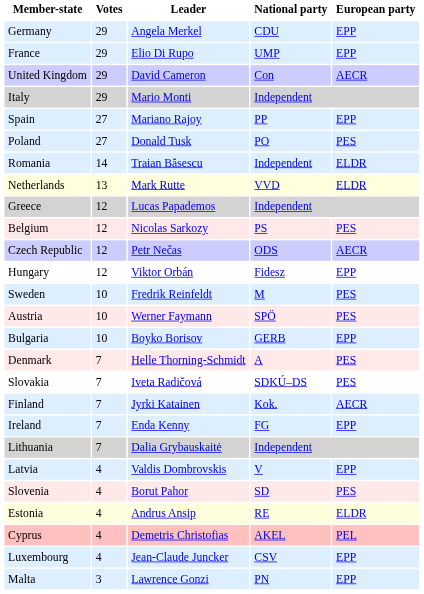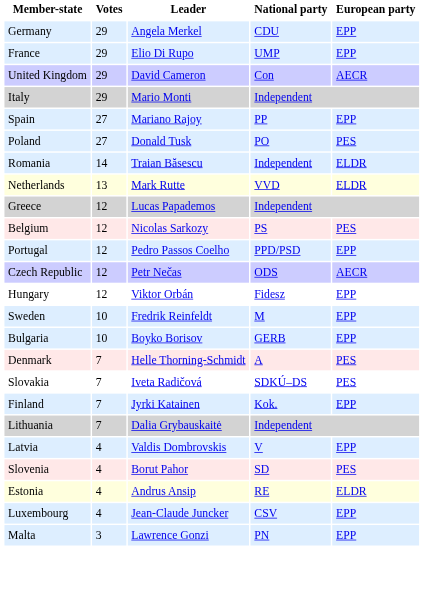+ row: (28, 250)
(346, 294) PES -> (346, 316) EPP
- row: (25, 316)
(352, 404) AECR -> (346, 404) EPP
- row: (25, 425)
- row: (25, 535)
